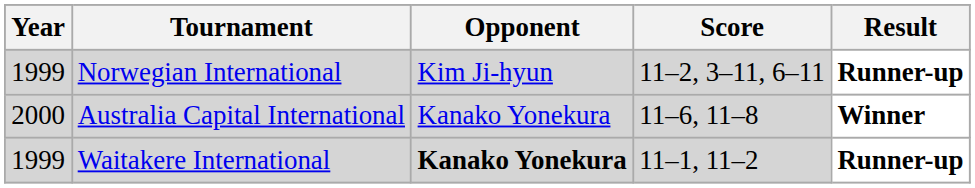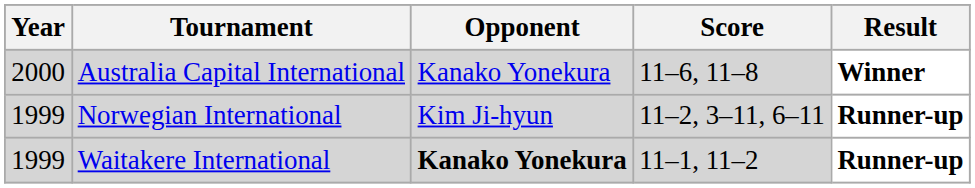rows swapped: (210, 71) <-> (241, 115)
